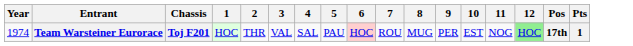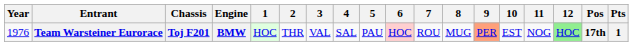+ column: (231, 14)
(18, 32) 1974 -> (18, 32) 1976
(448, 32) no background -> (487, 32) lightsalmon background
